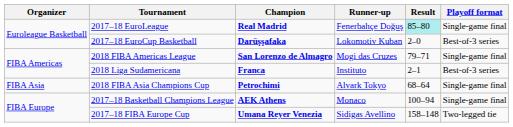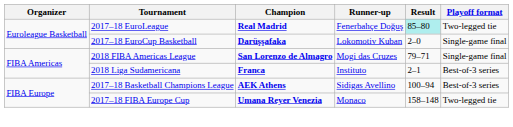(475, 26) Single-game final -> (470, 26) Two-legged tie
(471, 41) Best-of-3 series -> (475, 41) Single-game final
- row: (150, 85)
(351, 100) Monaco -> (366, 85) Sidigas Avellino
(475, 100) Single-game final -> (471, 85) Best-of-3 series
(366, 115) Sidigas Avellino -> (351, 100) Monaco
